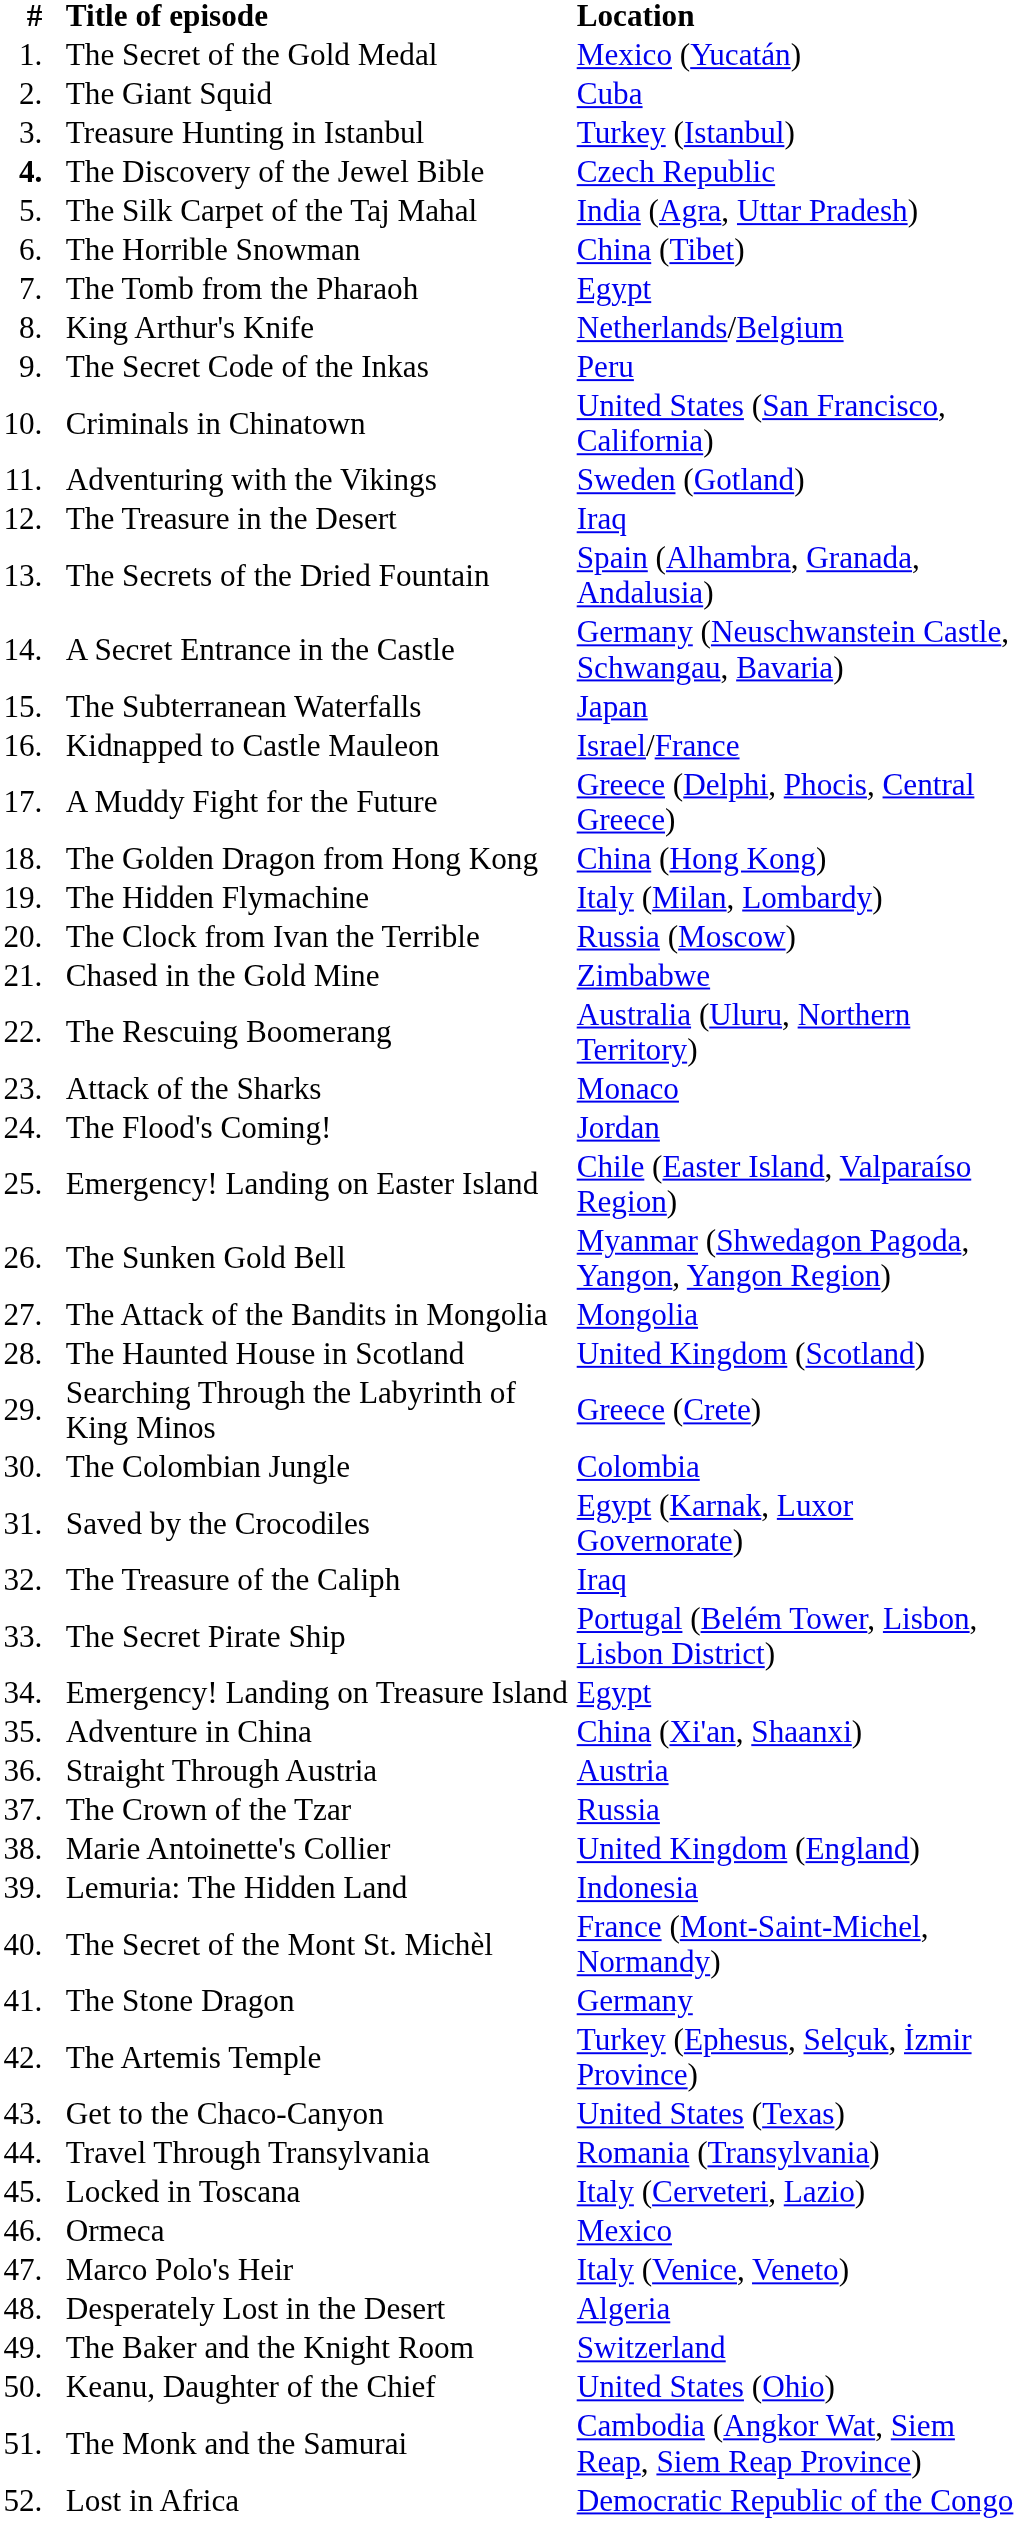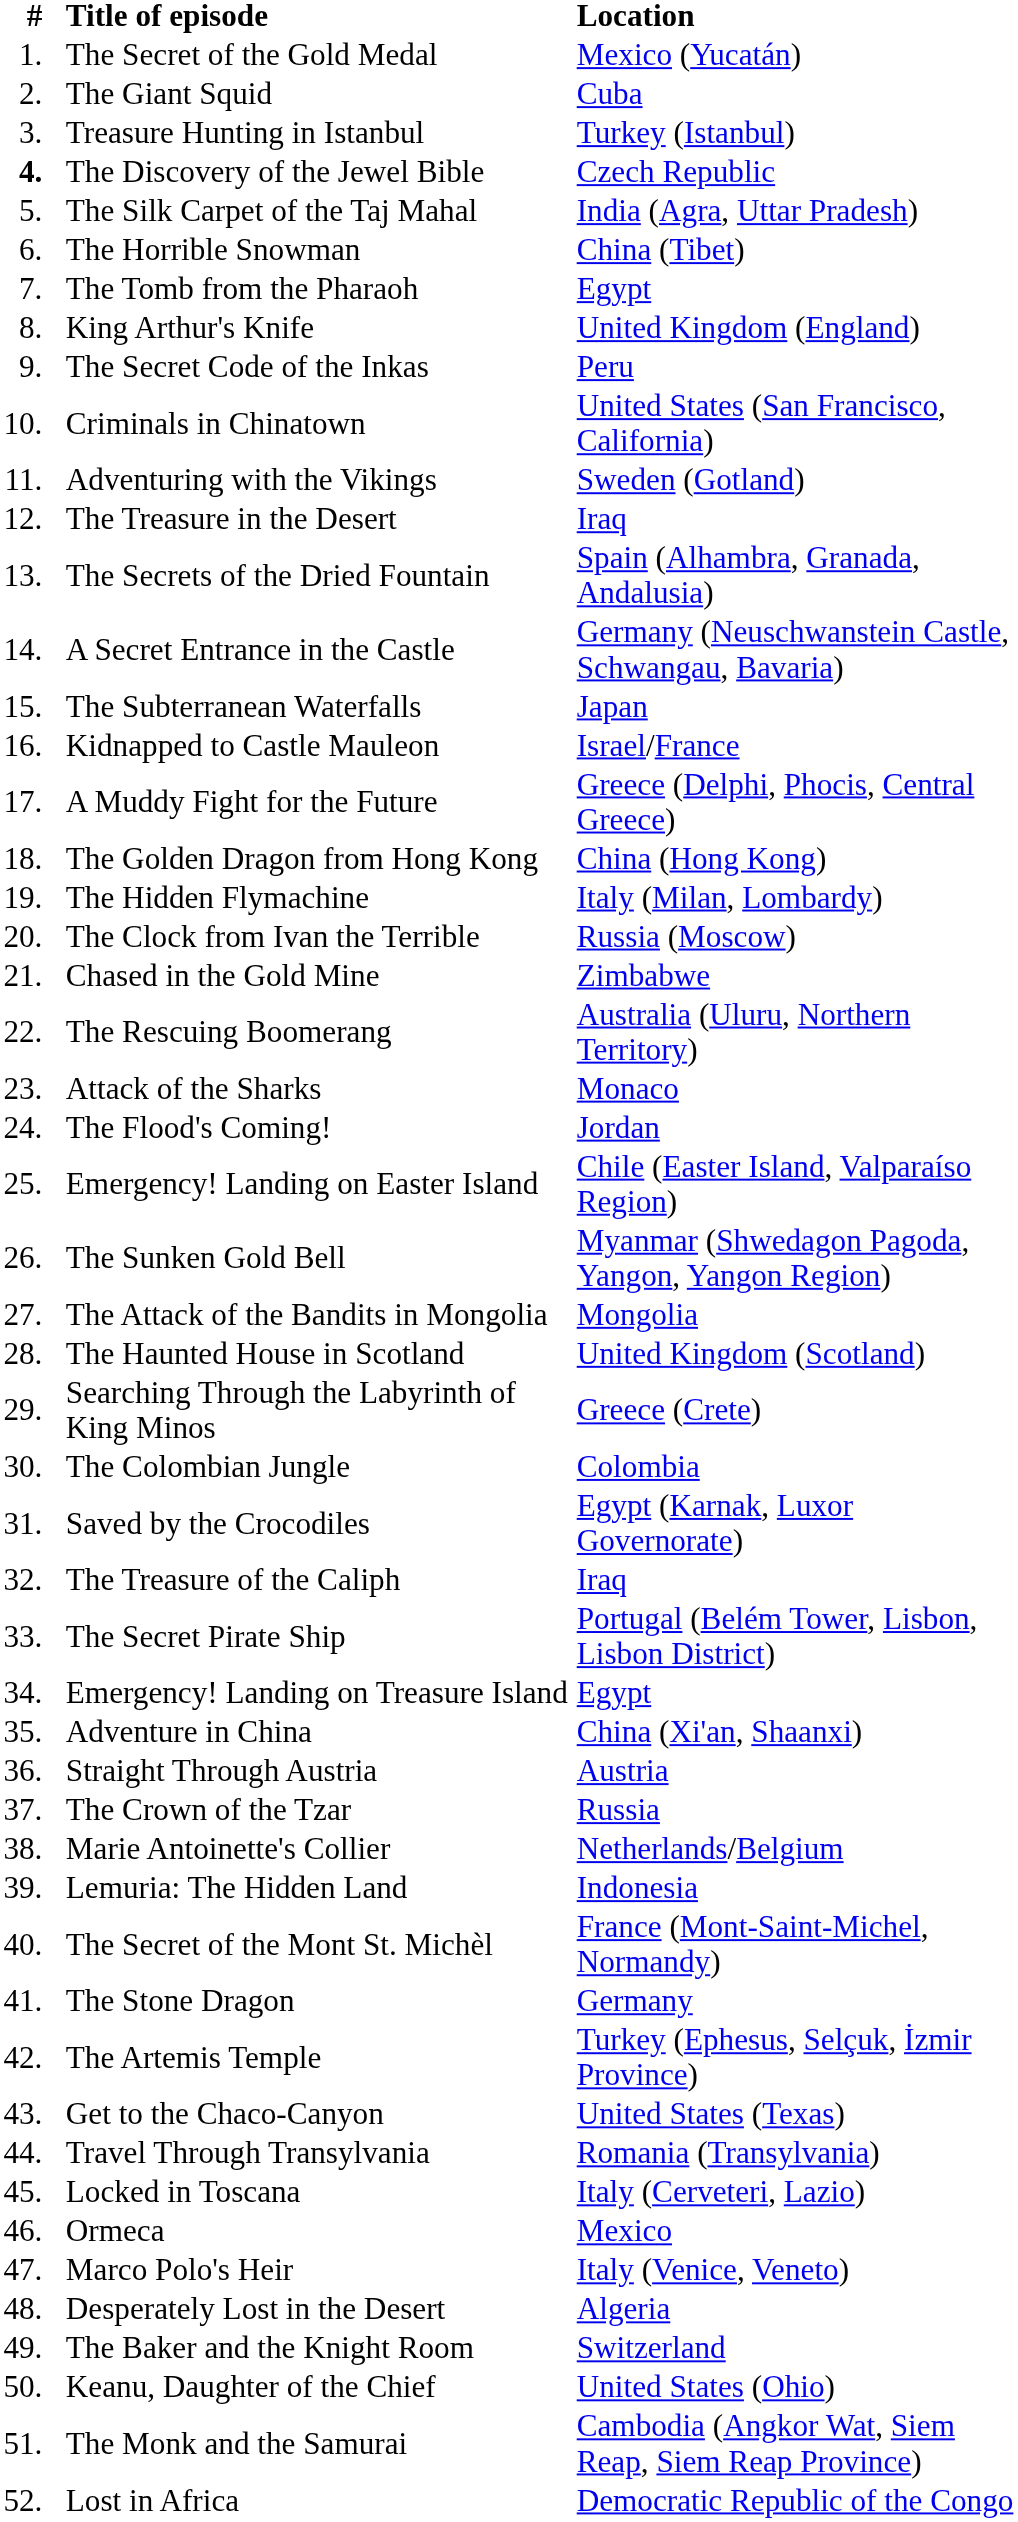(710, 327) Netherlands/Belgium -> (748, 327) United Kingdom (England)
(748, 1848) United Kingdom (England) -> (710, 1848) Netherlands/Belgium
